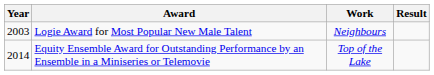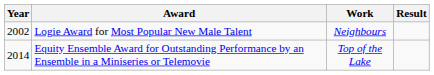(18, 31) 2003 -> (18, 31) 2002
